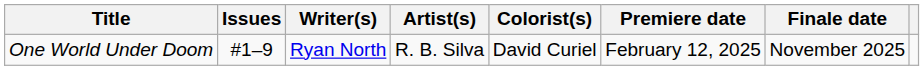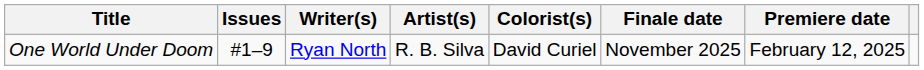columns swapped: (683, 19) <-> (837, 19)
